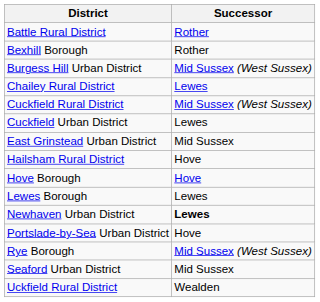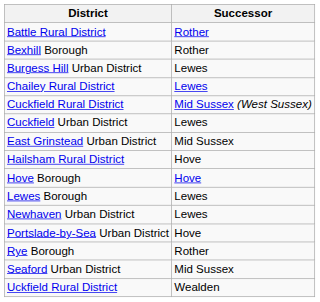(243, 68) Mid Sussex (West Sussex) -> (191, 68) Lewes
(192, 214) bold -> (191, 214) normal
(243, 251) Mid Sussex (West Sussex) -> (192, 251) Rother
